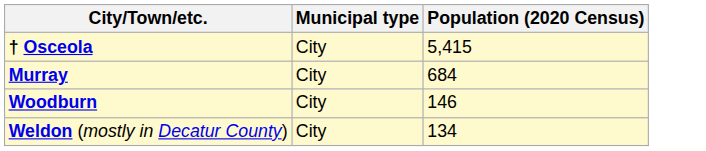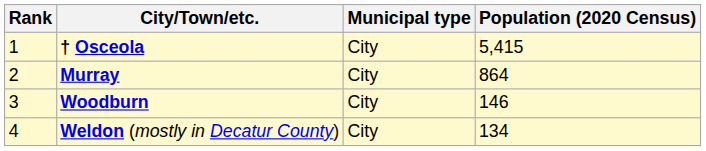+ column: (30, 18)
(442, 74) 684 -> (494, 74) 864
